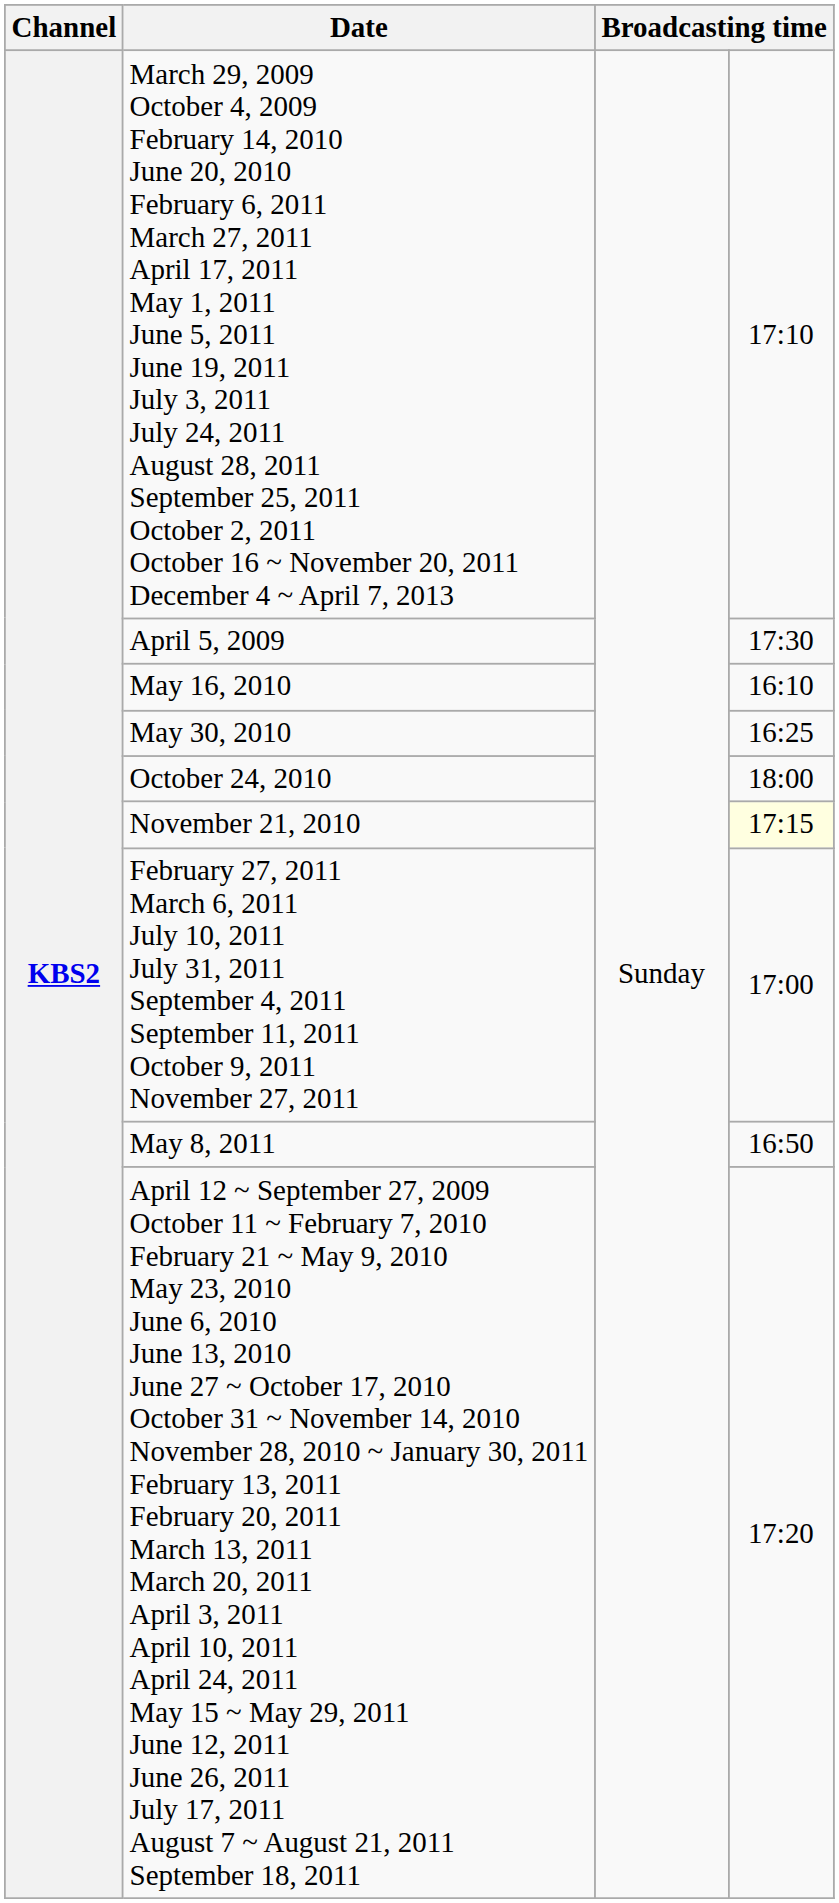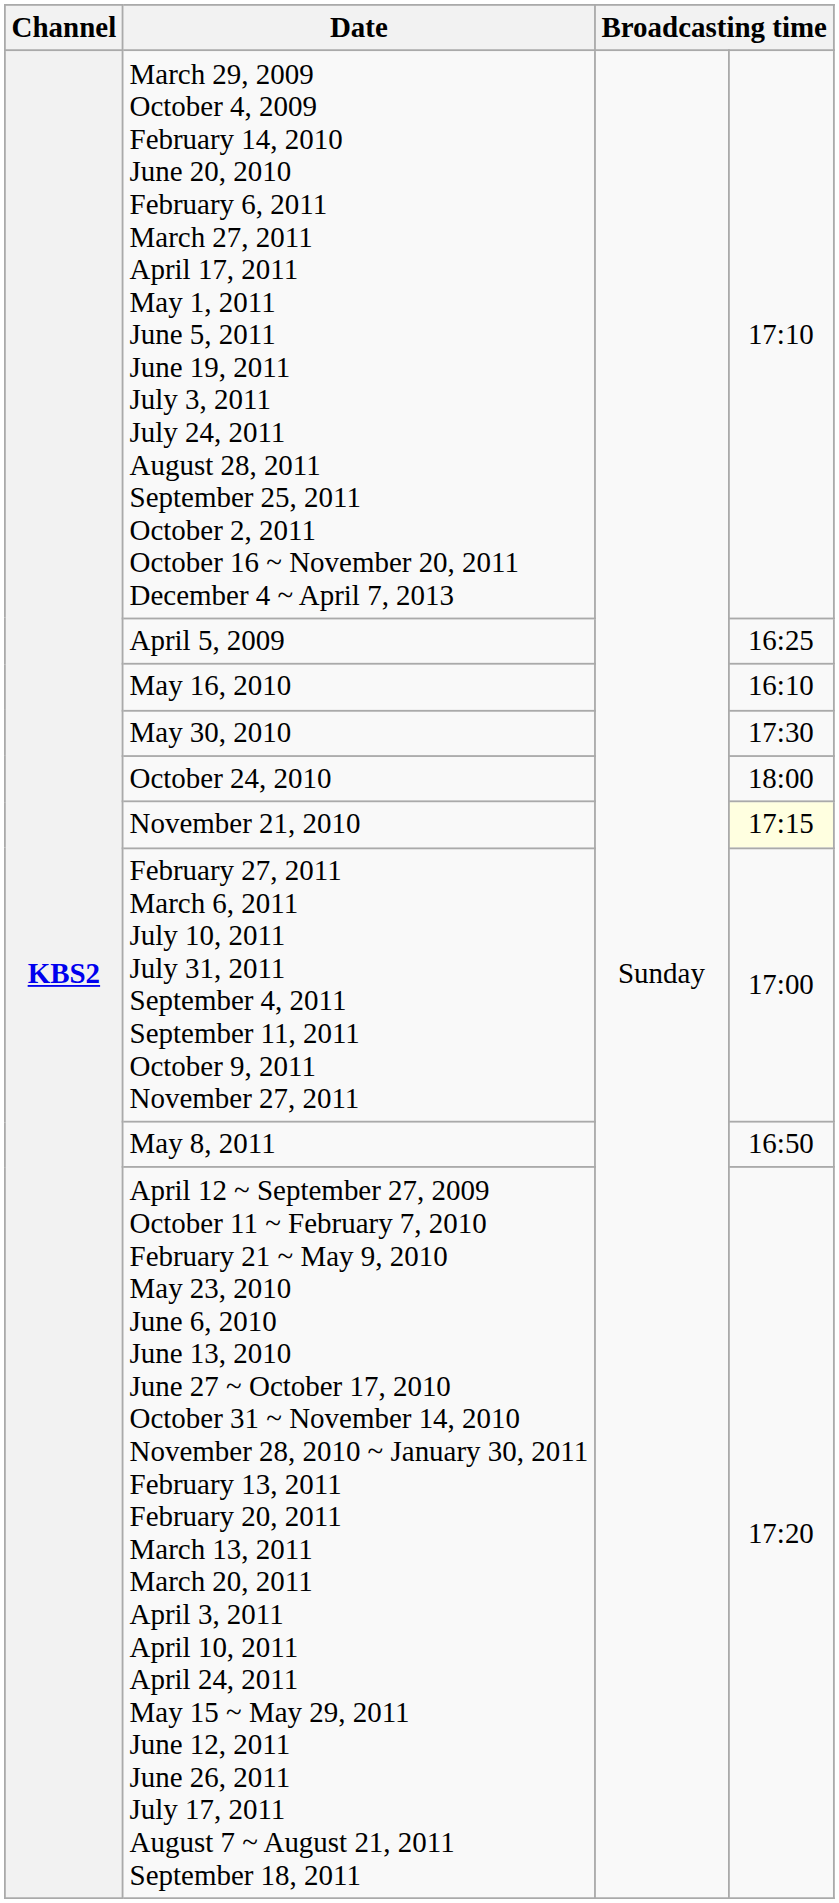(781, 640) 17:30 -> (781, 640) 16:25
(781, 732) 16:25 -> (781, 732) 17:30
